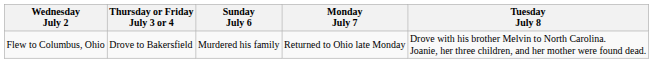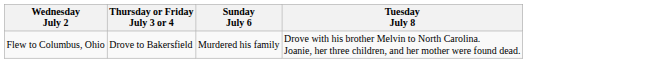- column: (345, 17)
